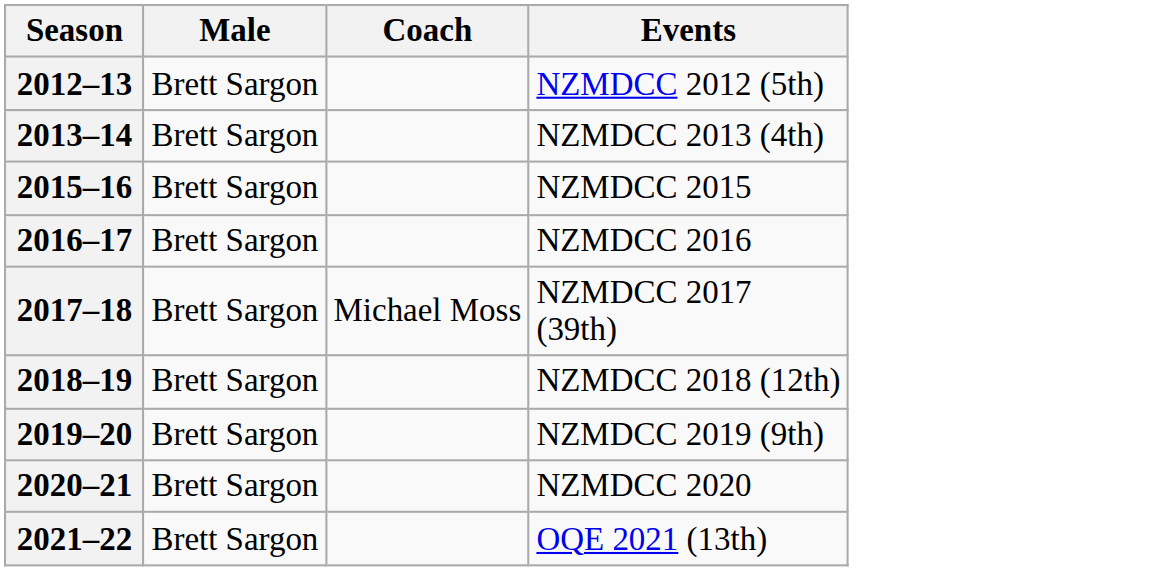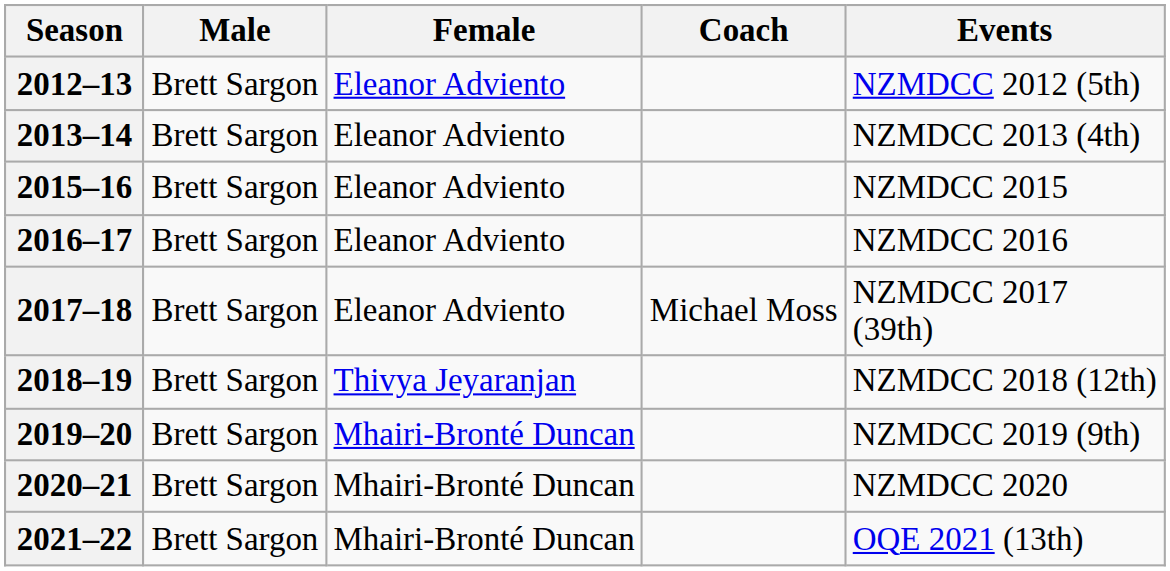+ column: (484, 30)
